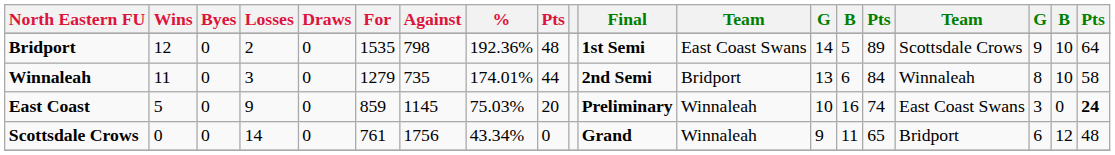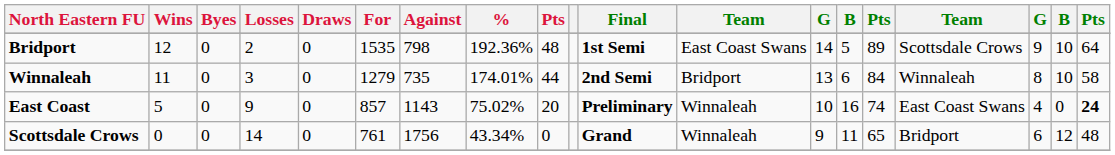(373, 106) 859 -> (373, 106) 857
(421, 106) 1145 -> (421, 106) 1143
(497, 106) 75.03% -> (497, 106) 75.02%
(1038, 106) 3 -> (1038, 106) 4
